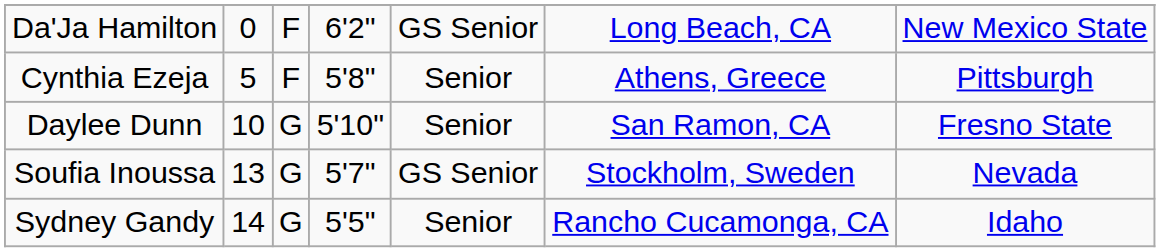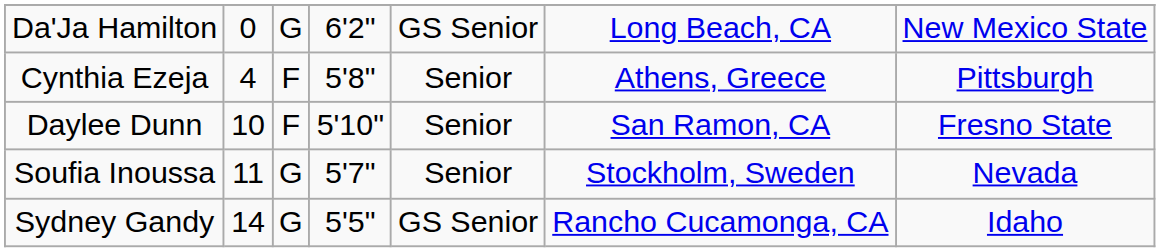(291, 28) F -> (291, 28) G
(248, 76) 5 -> (248, 76) 4
(291, 125) G -> (291, 125) F
(248, 173) 13 -> (248, 173) 11
(468, 173) GS Senior -> (468, 173) Senior
(468, 221) Senior -> (468, 221) GS Senior
